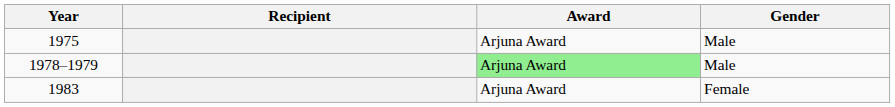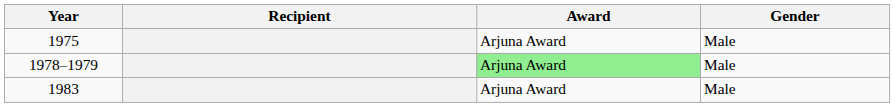(727, 89) Female -> (720, 89) Male
